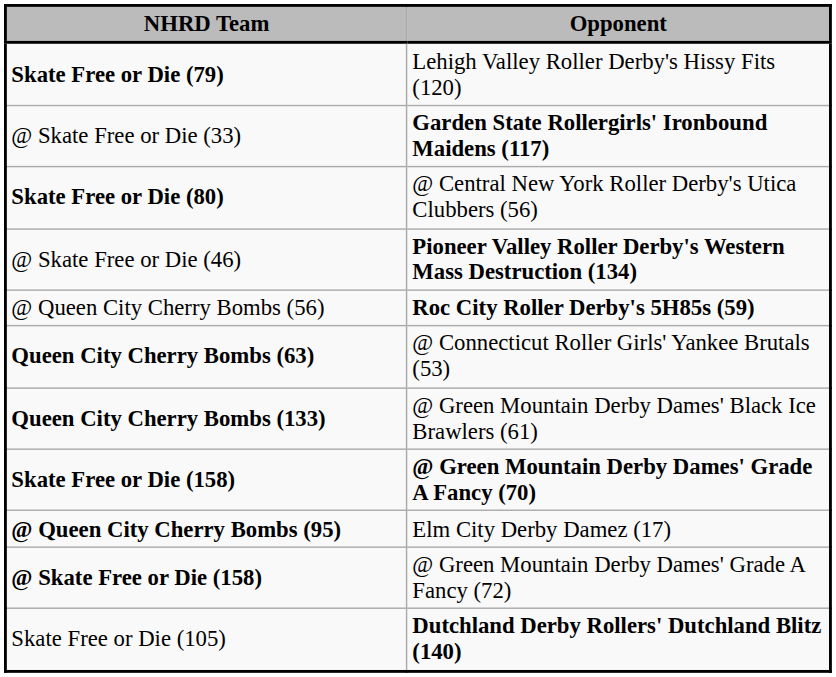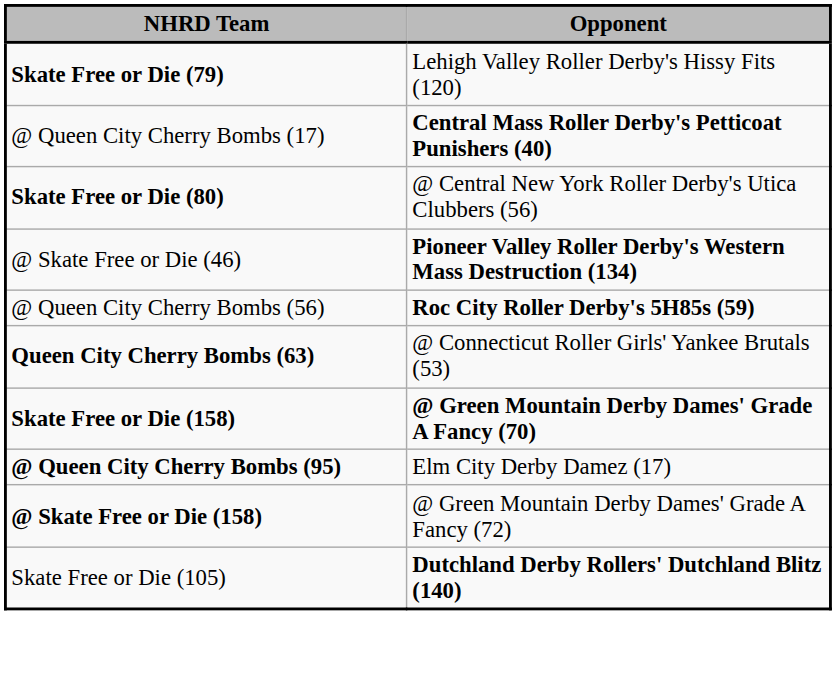- row: (126, 135)
+ row: (168, 135)
- row: (168, 418)
